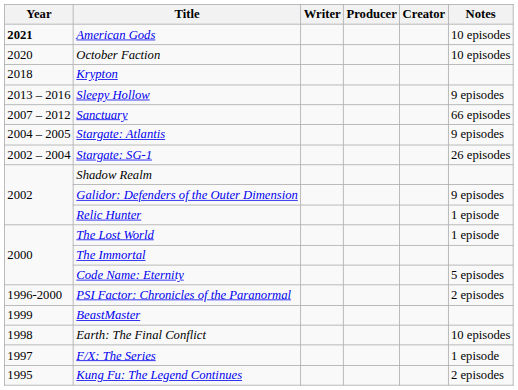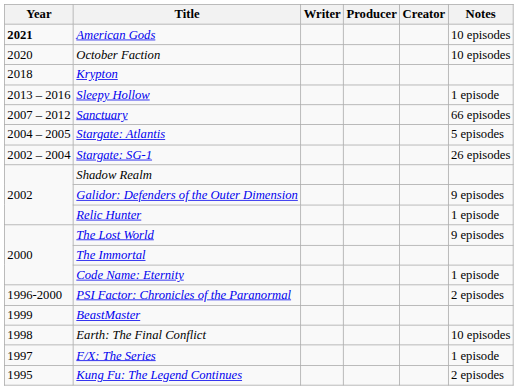(478, 94) 9 episodes -> (475, 94) 1 episode
(478, 134) 9 episodes -> (478, 134) 5 episodes
(475, 235) 1 episode -> (478, 235) 9 episodes
(478, 275) 5 episodes -> (475, 275) 1 episode
